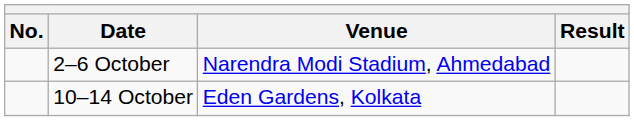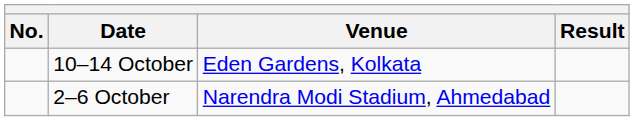rows swapped: (111, 64) <-> (123, 97)
